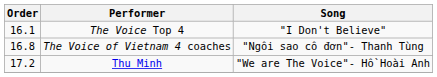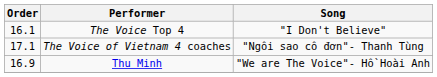(23, 47) 16.8 -> (23, 47) 17.1
(23, 64) 17.2 -> (23, 64) 16.9
